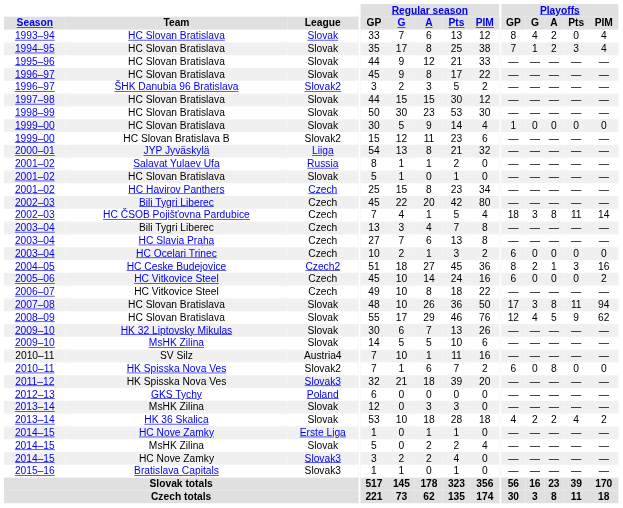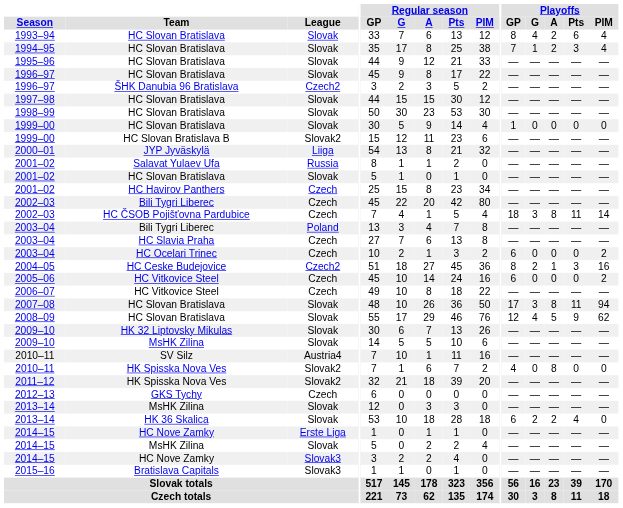(576, 36) 0 -> (576, 36) 6
(323, 87) Slovak2 -> (323, 87) Czech2
(323, 228) Czech -> (323, 228) Poland
(604, 253) 0 -> (604, 253) 2
(513, 368) 6 -> (513, 368) 4
(323, 381) Slovak3 -> (323, 381) Slovak2
(323, 394) Poland -> (323, 394) Czech
(513, 420) 4 -> (513, 420) 6
(604, 420) 2 -> (604, 420) 0
